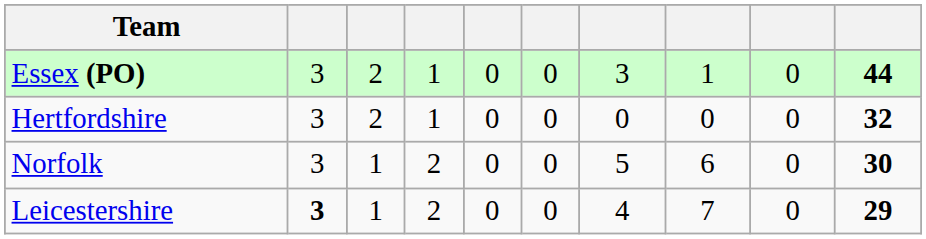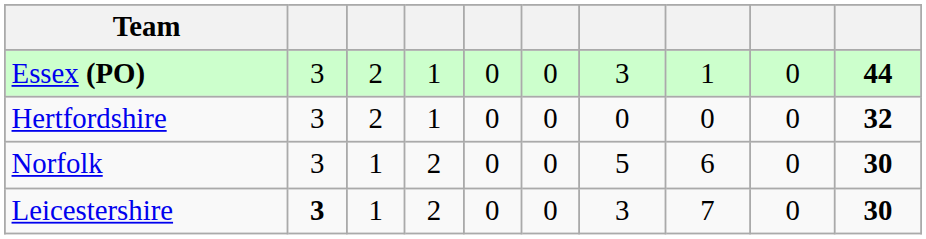(622, 210) 4 -> (622, 210) 3
(878, 210) 29 -> (878, 210) 30
